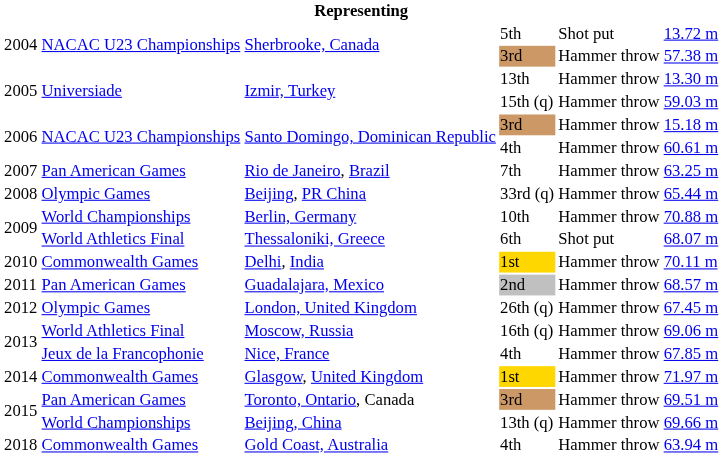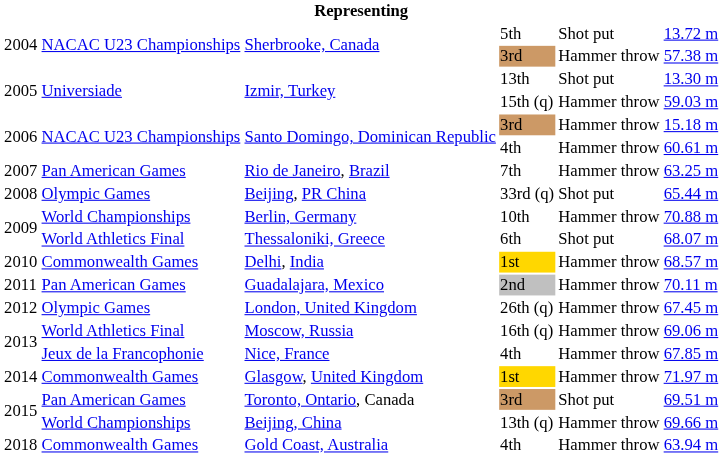(609, 79) Hammer throw -> (586, 79) Shot put
(609, 193) Hammer throw -> (586, 193) Shot put
(691, 262) 70.11 m -> (691, 262) 68.57 m
(691, 285) 68.57 m -> (691, 285) 70.11 m
(609, 399) Hammer throw -> (586, 399) Shot put
